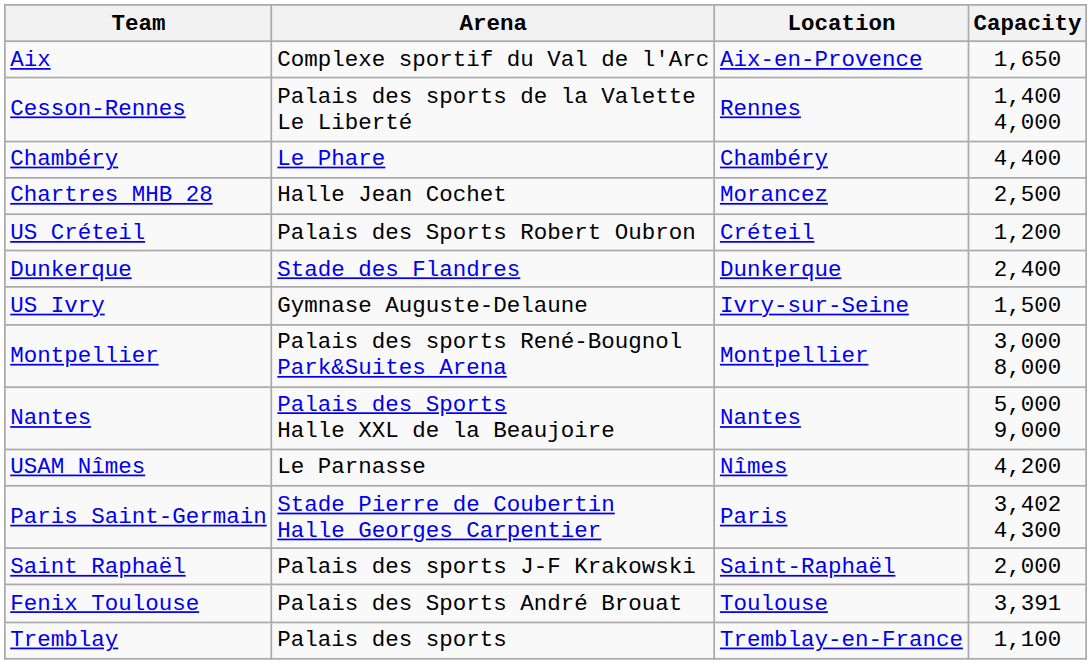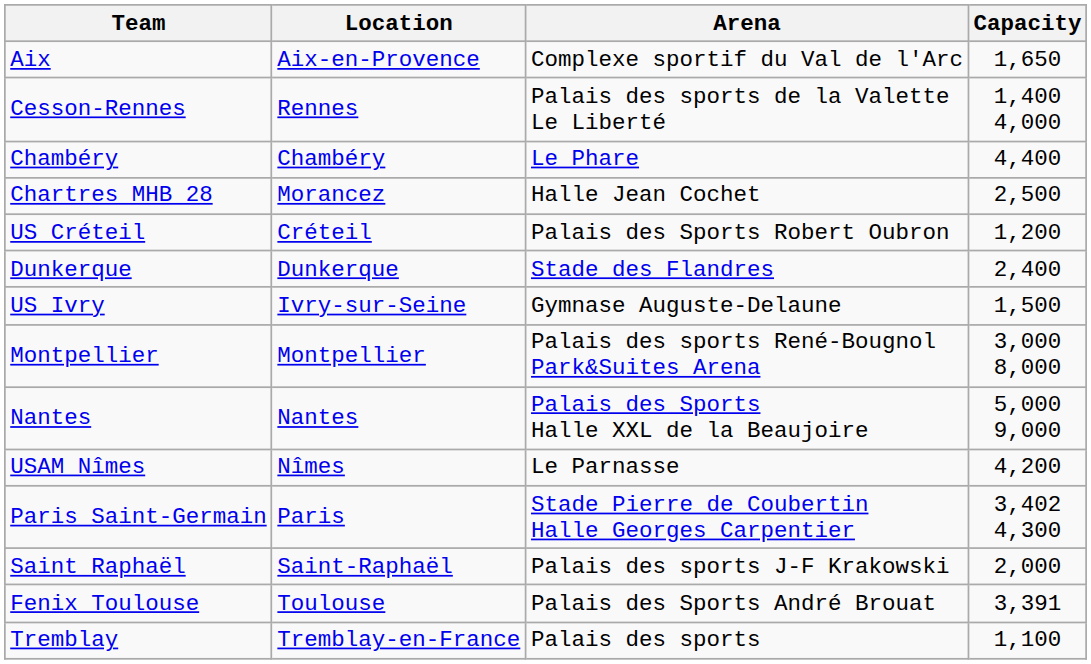columns swapped: (841, 23) <-> (493, 23)
